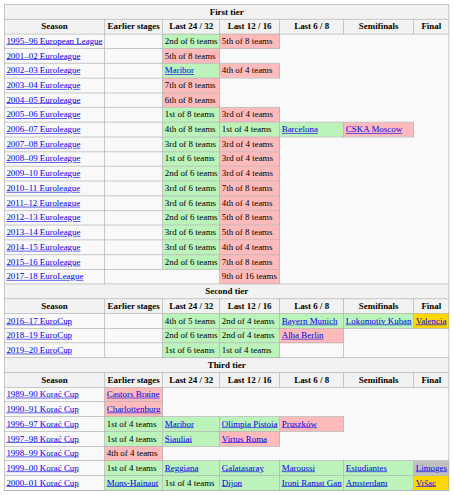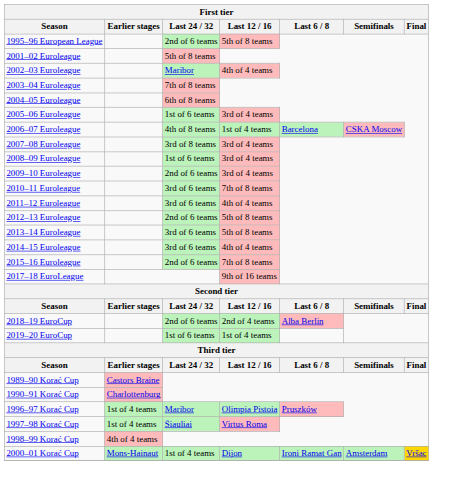(190, 115) 1st of 8 teams -> (190, 115) 1st of 6 teams
- row: (39, 321)
- row: (43, 468)
